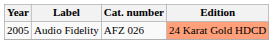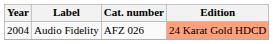(18, 30) 2005 -> (18, 30) 2004
